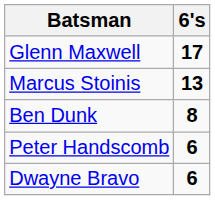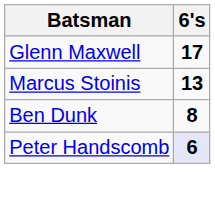(192, 147) no background -> (192, 147) lavender background
- row: (74, 178)
